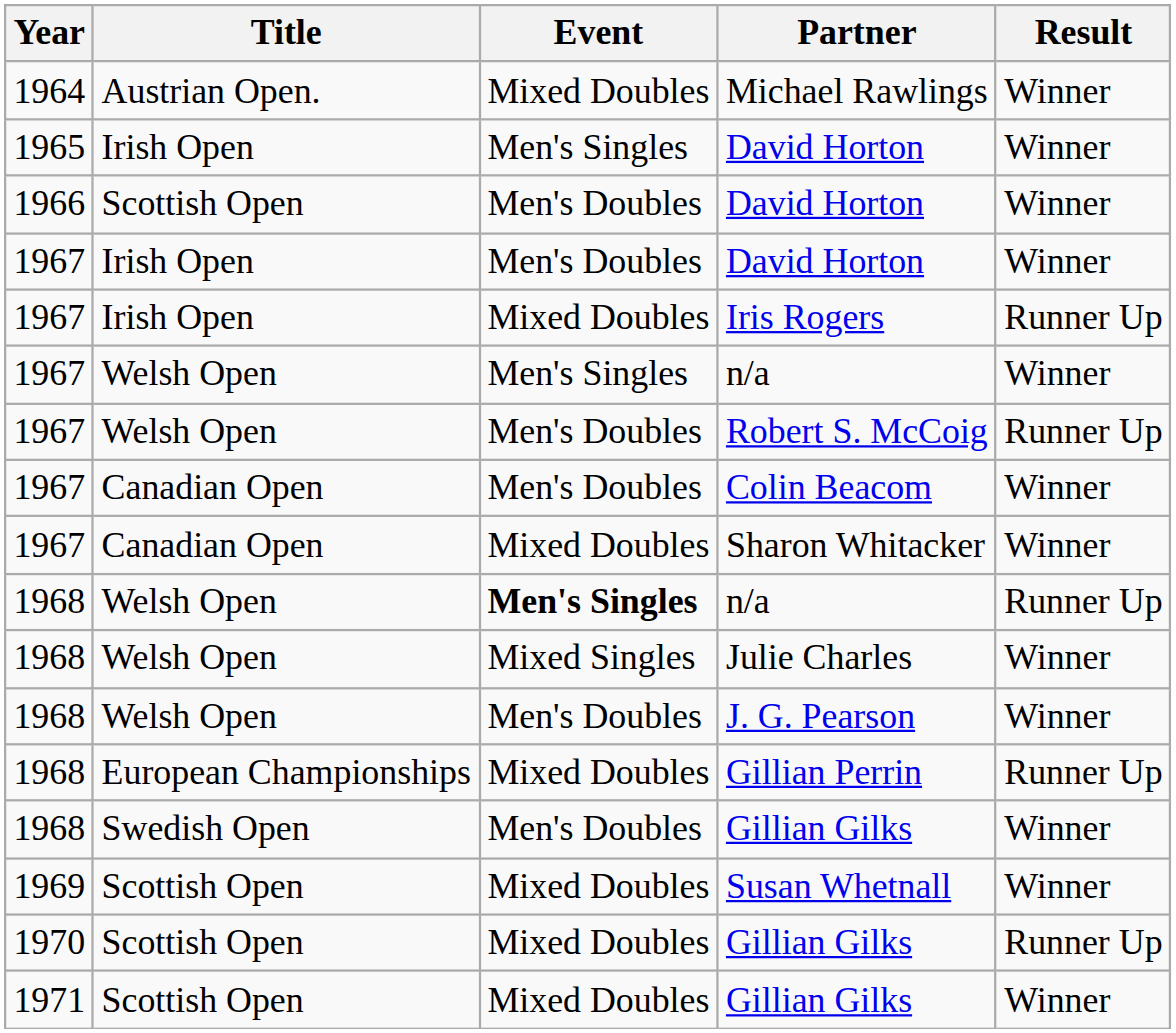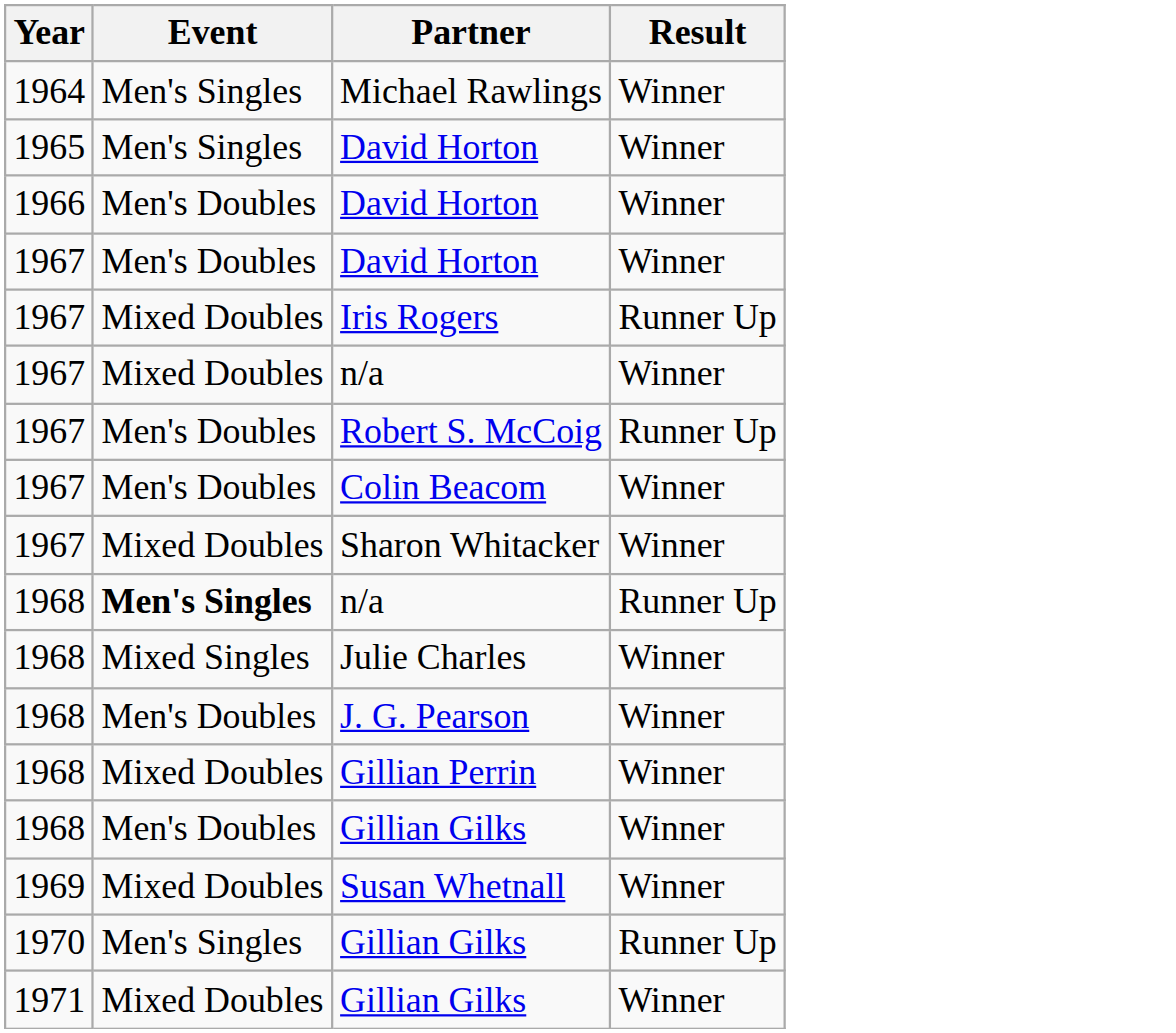- column: (286, 32)
(598, 89) Mixed Doubles -> (202, 89) Men's Singles
(588, 373) Men's Singles -> (213, 373) Mixed Doubles
(1083, 771) Runner Up -> (671, 771) Winner
(598, 942) Mixed Doubles -> (202, 942) Men's Singles
